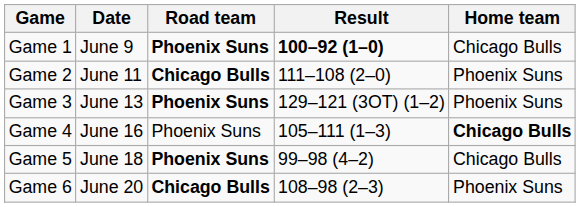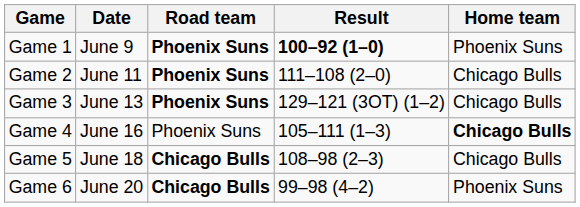(507, 46) Chicago Bulls -> (508, 46) Phoenix Suns
(211, 74) Chicago Bulls -> (210, 74) Phoenix Suns
(508, 74) Phoenix Suns -> (507, 74) Chicago Bulls
(508, 103) Phoenix Suns -> (507, 103) Chicago Bulls
(210, 159) Phoenix Suns -> (211, 159) Chicago Bulls
(326, 159) 99–98 (4–2) -> (331, 159) 108–98 (2–3)
(331, 187) 108–98 (2–3) -> (326, 187) 99–98 (4–2)
